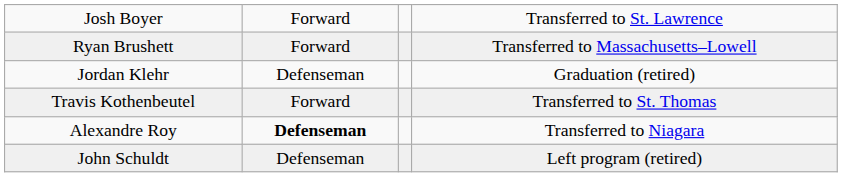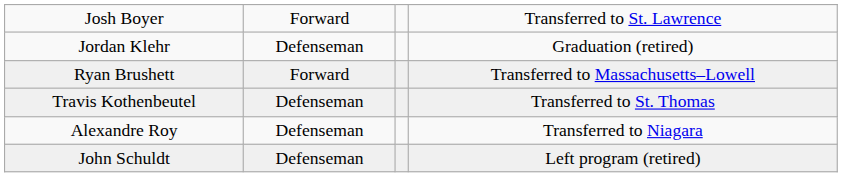rows swapped: (123, 46) <-> (123, 74)
(320, 102) Forward -> (320, 102) Defenseman
(320, 130) bold -> (320, 130) normal
